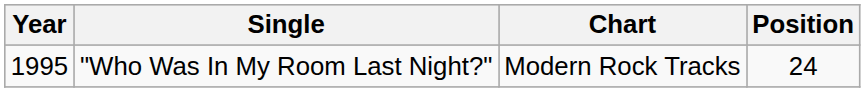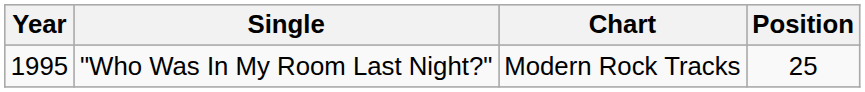(803, 65) 24 -> (803, 65) 25
